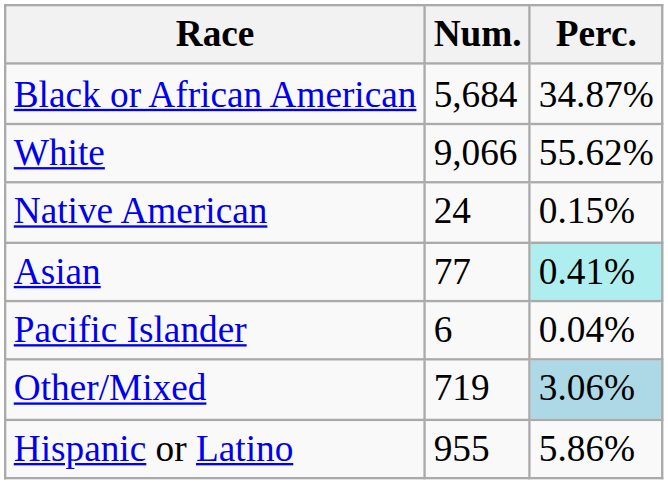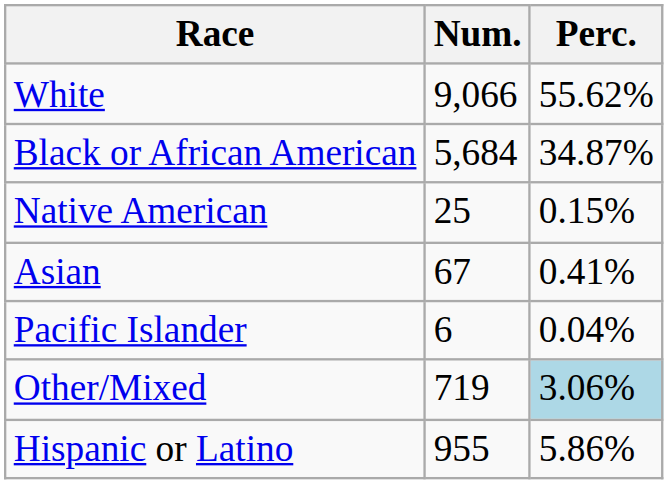rows swapped: (59, 152) <-> (215, 93)
(452, 211) 24 -> (452, 211) 25
(452, 270) 77 -> (452, 270) 67
(587, 270) paleturquoise background -> (587, 270) no background
